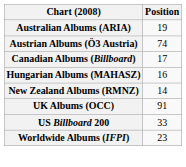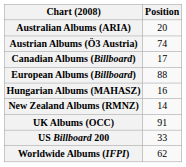(162, 28) 19 -> (162, 28) 20
+ row: (74, 75)
(162, 138) 23 -> (162, 153) 62
